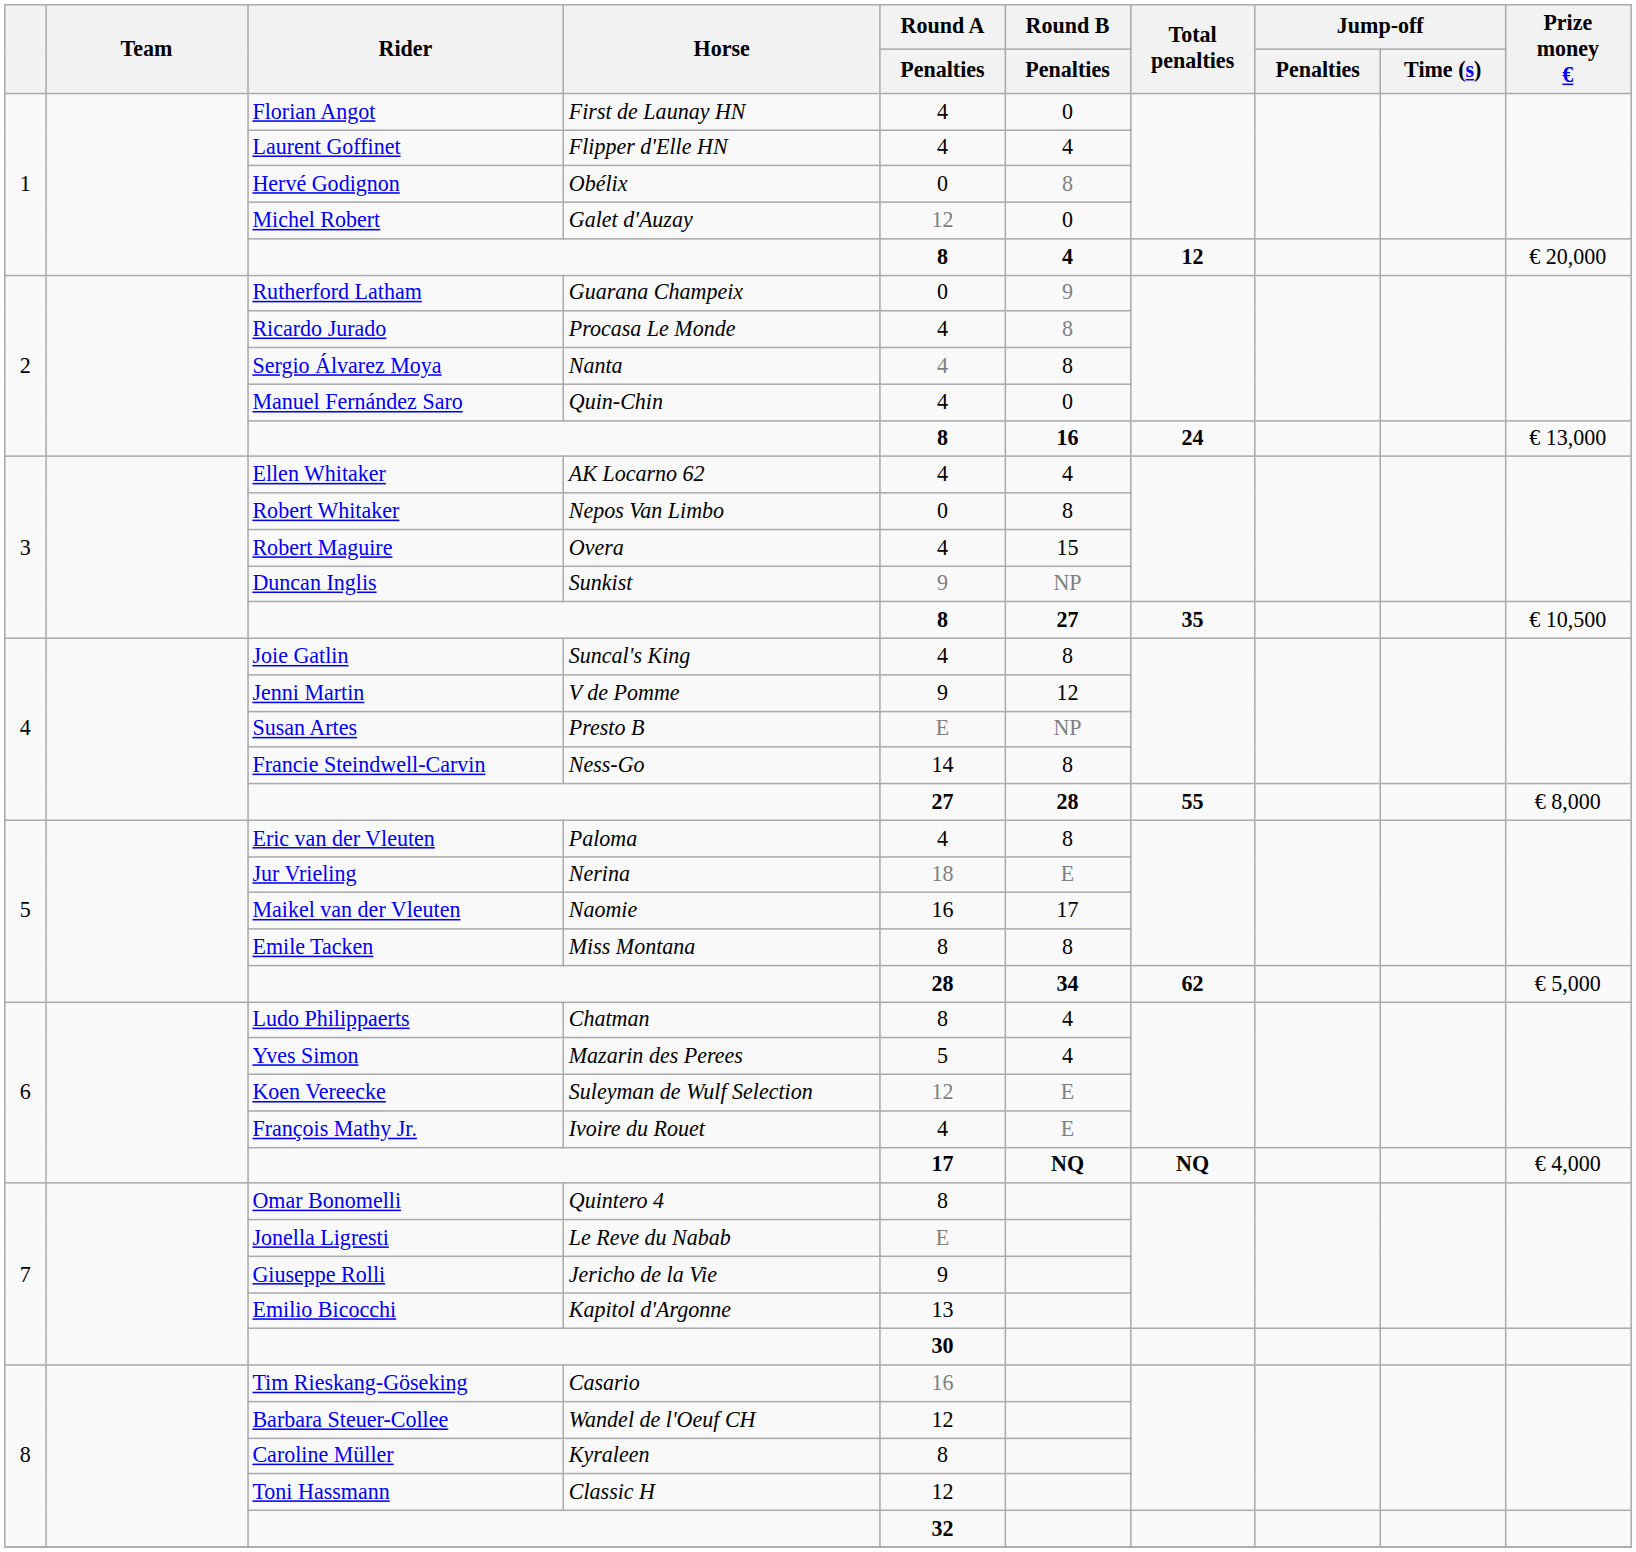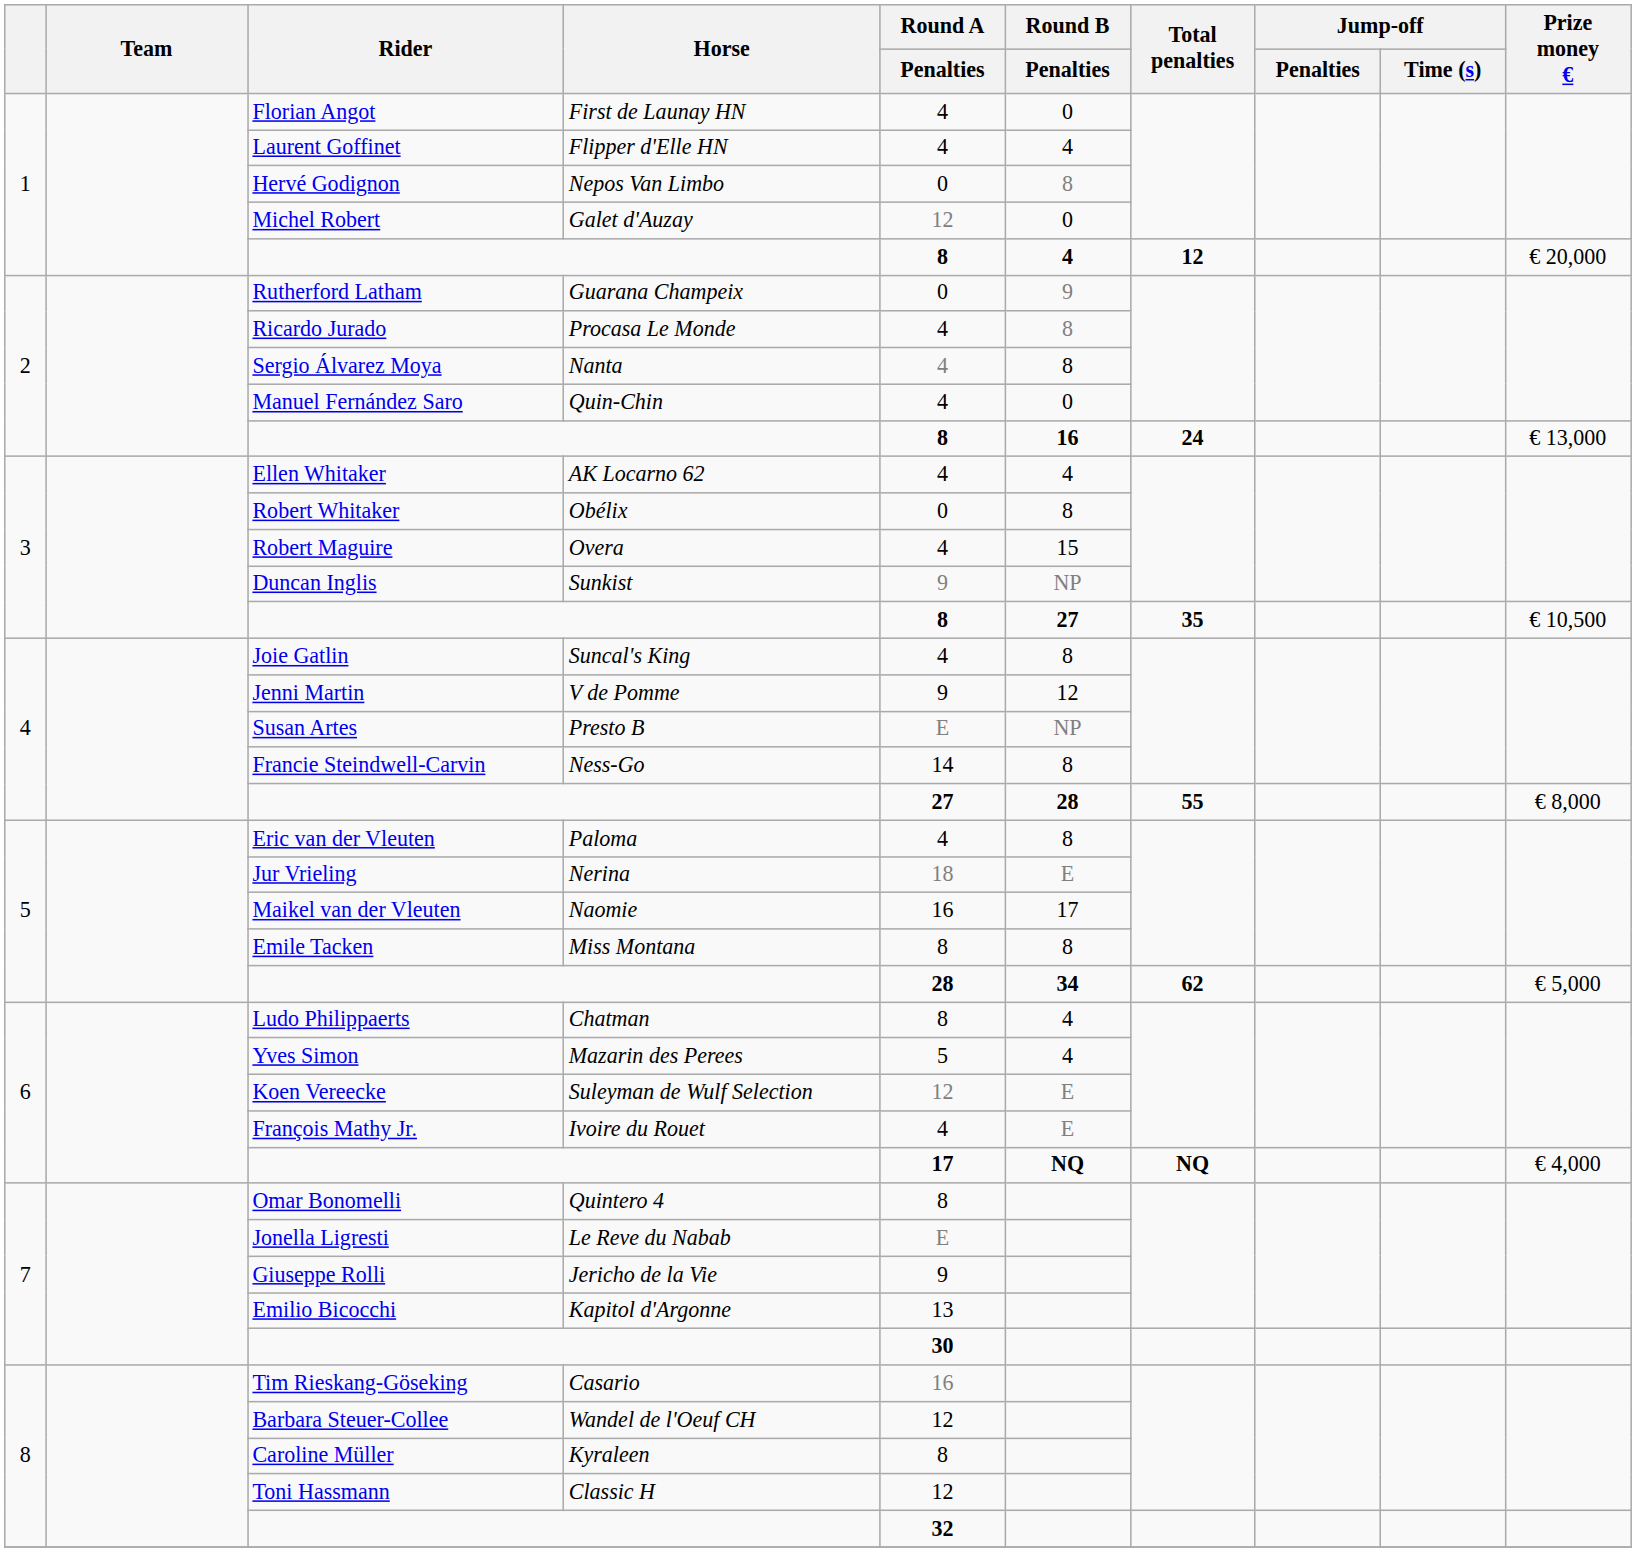(598, 184) Obélix -> (646, 184) Nepos Van Limbo
(646, 511) Nepos Van Limbo -> (598, 511) Obélix
